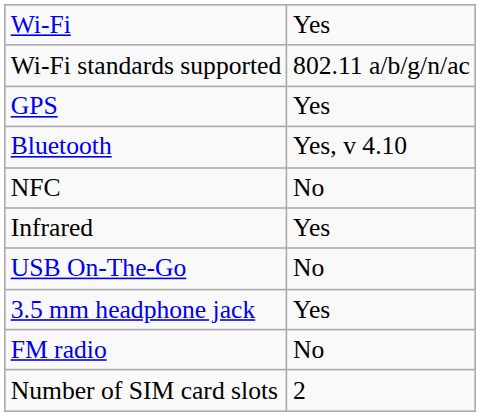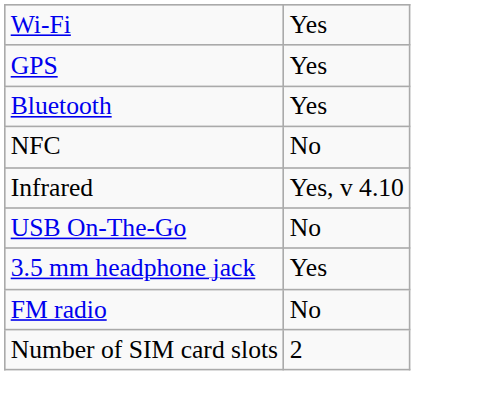- row: (146, 65)
(350, 146) Yes, v 4.10 -> (308, 106) Yes
(312, 227) Yes -> (347, 187) Yes, v 4.10
